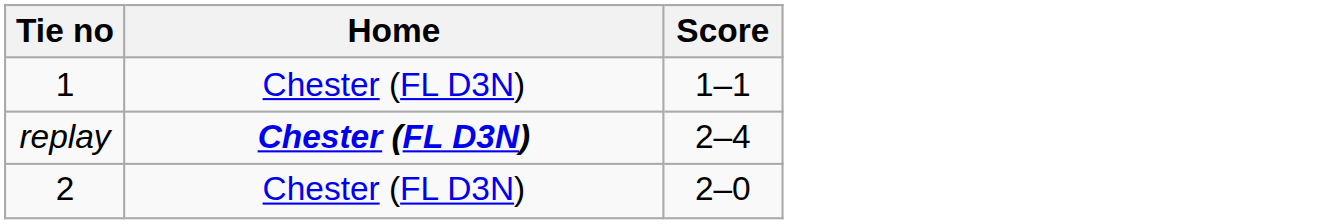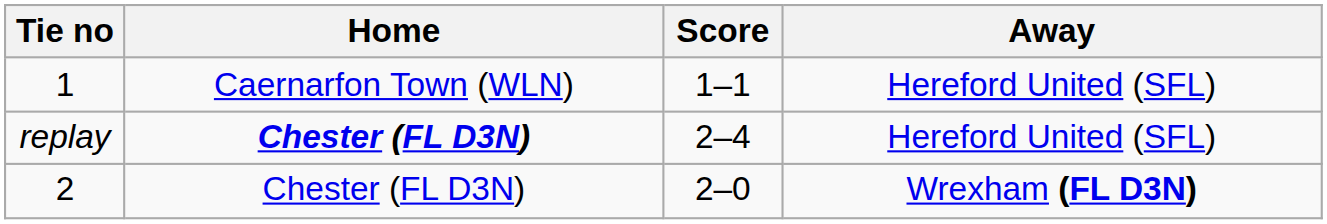+ column: (1052, 31)
(394, 84) Chester (FL D3N) -> (394, 84) Caernarfon Town (WLN)
